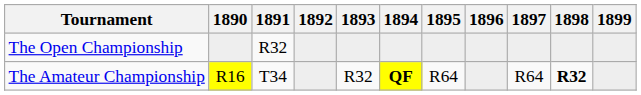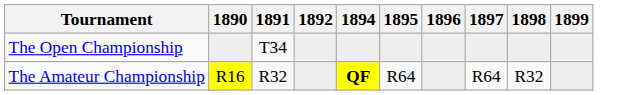- column: (358, 18)
(273, 47) R32 -> (273, 47) T34
(273, 76) T34 -> (273, 76) R32
(572, 76) bold -> (529, 76) normal
